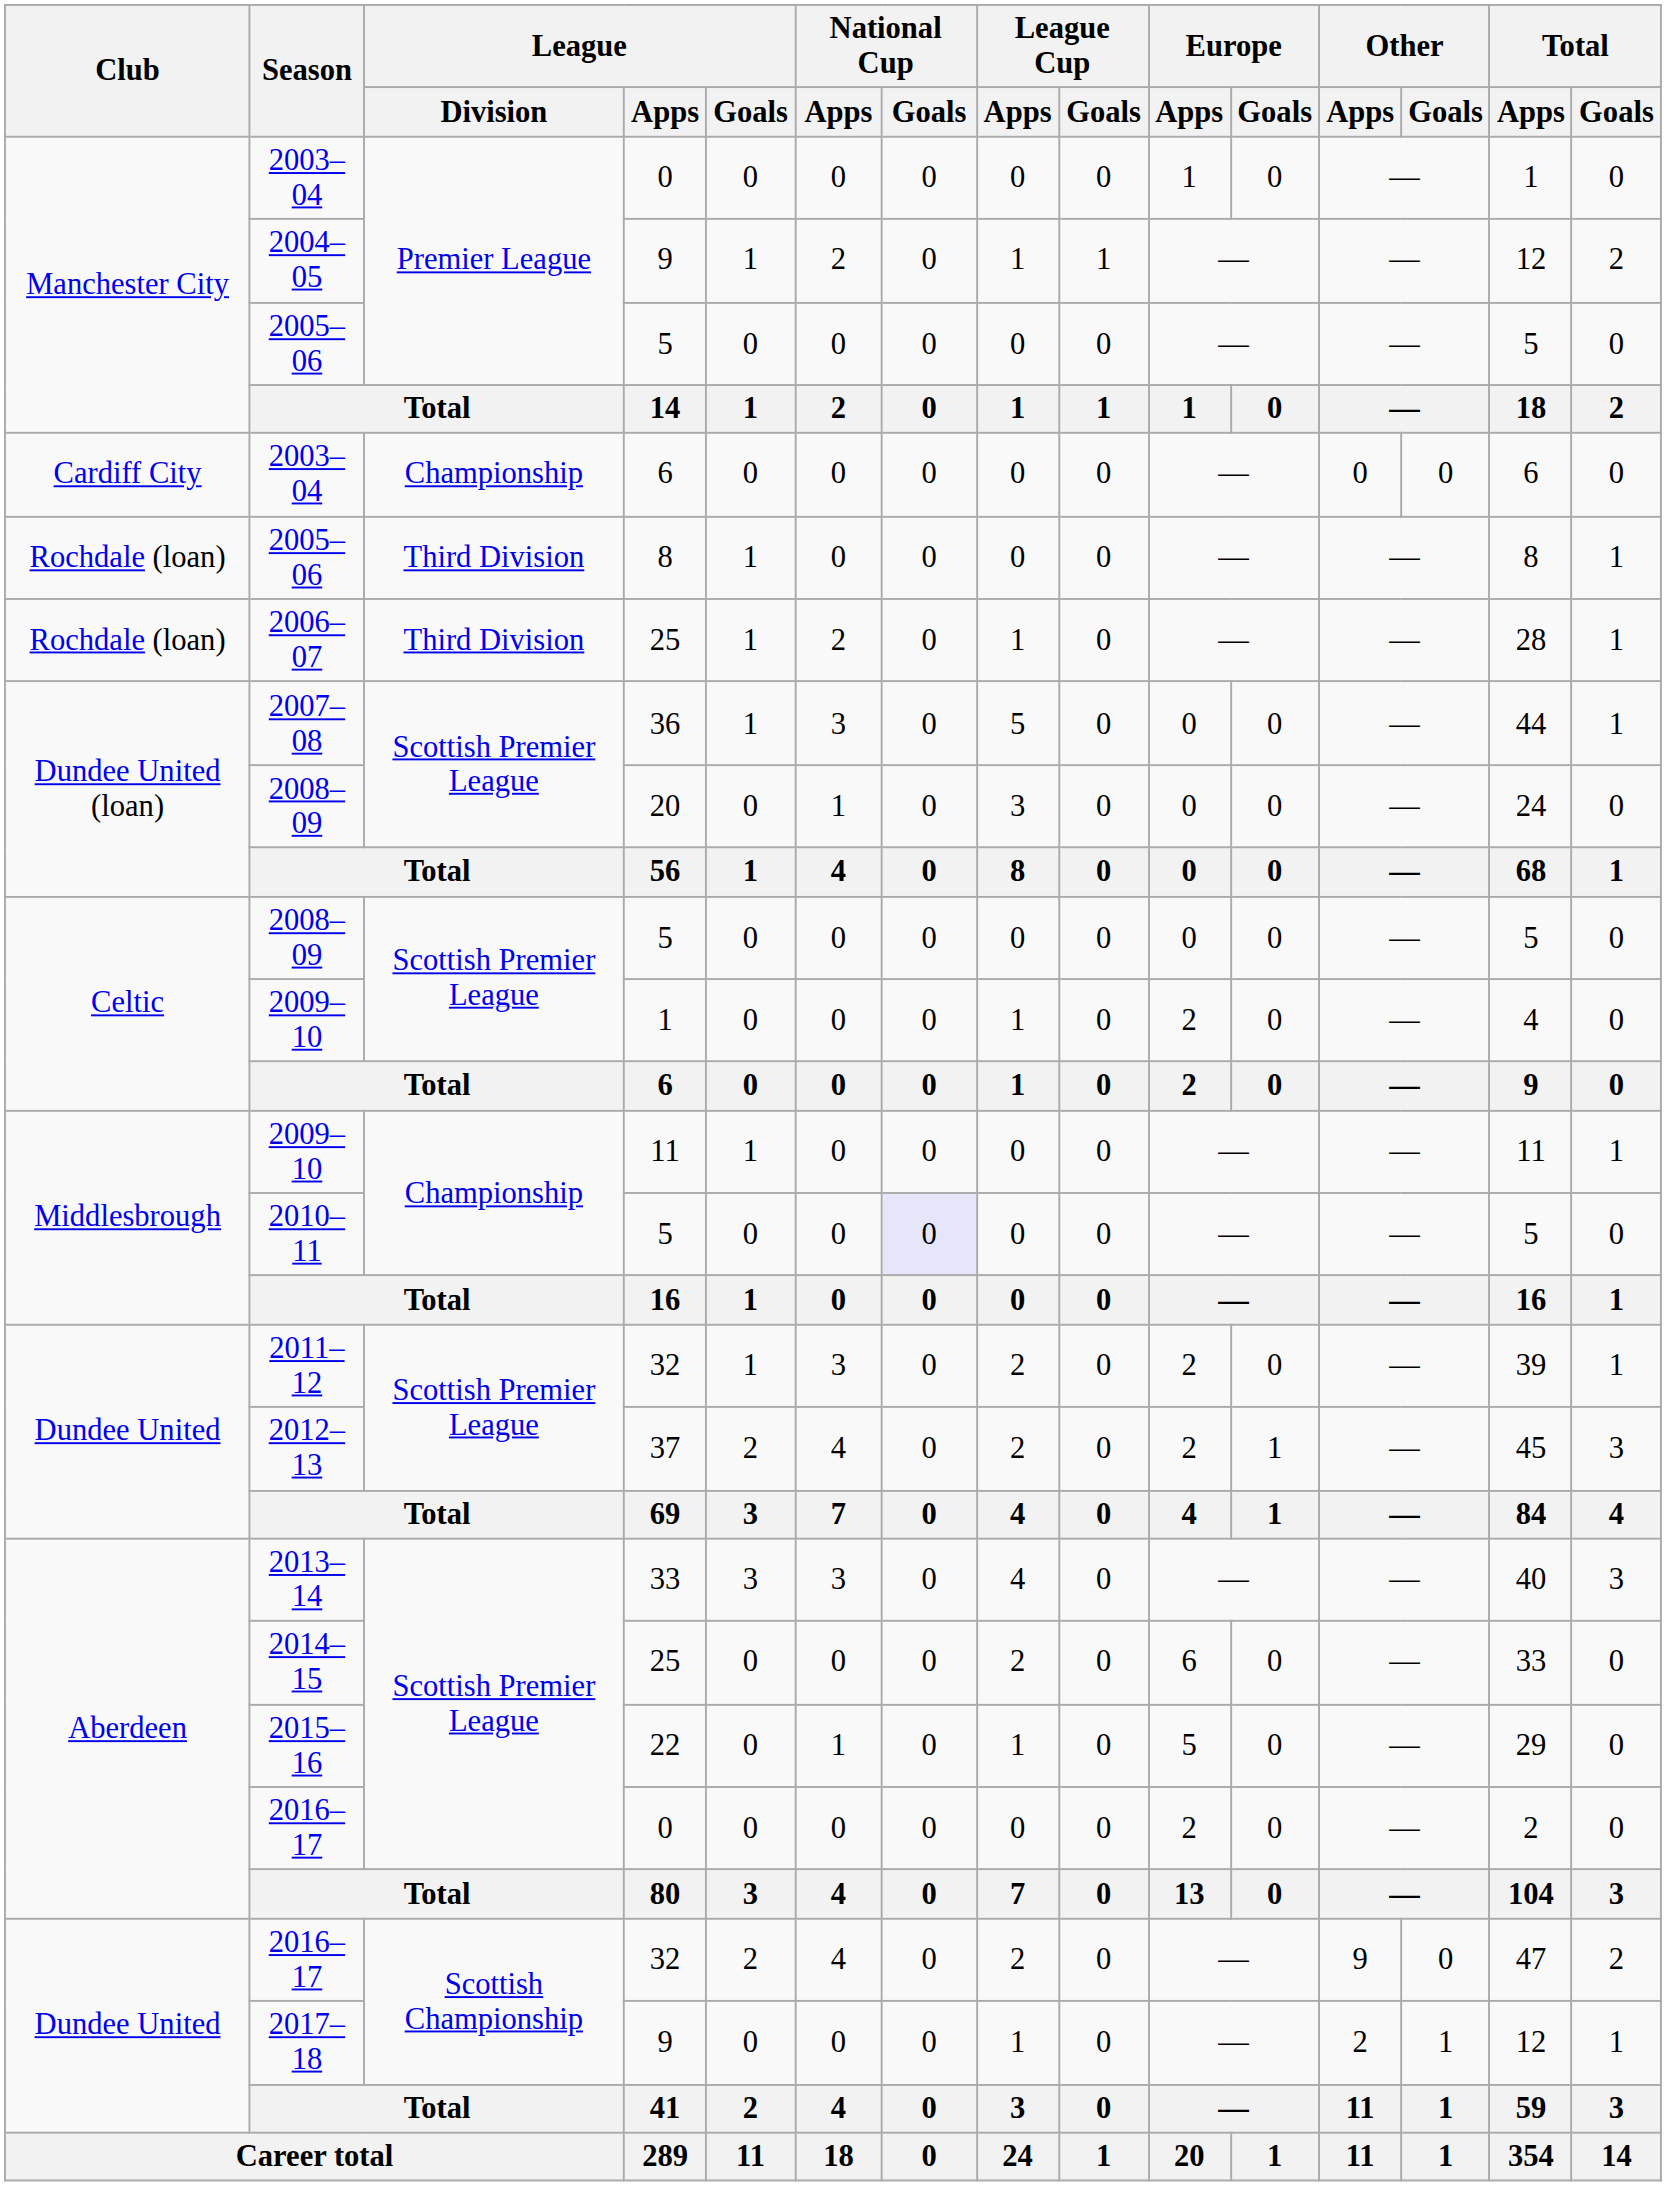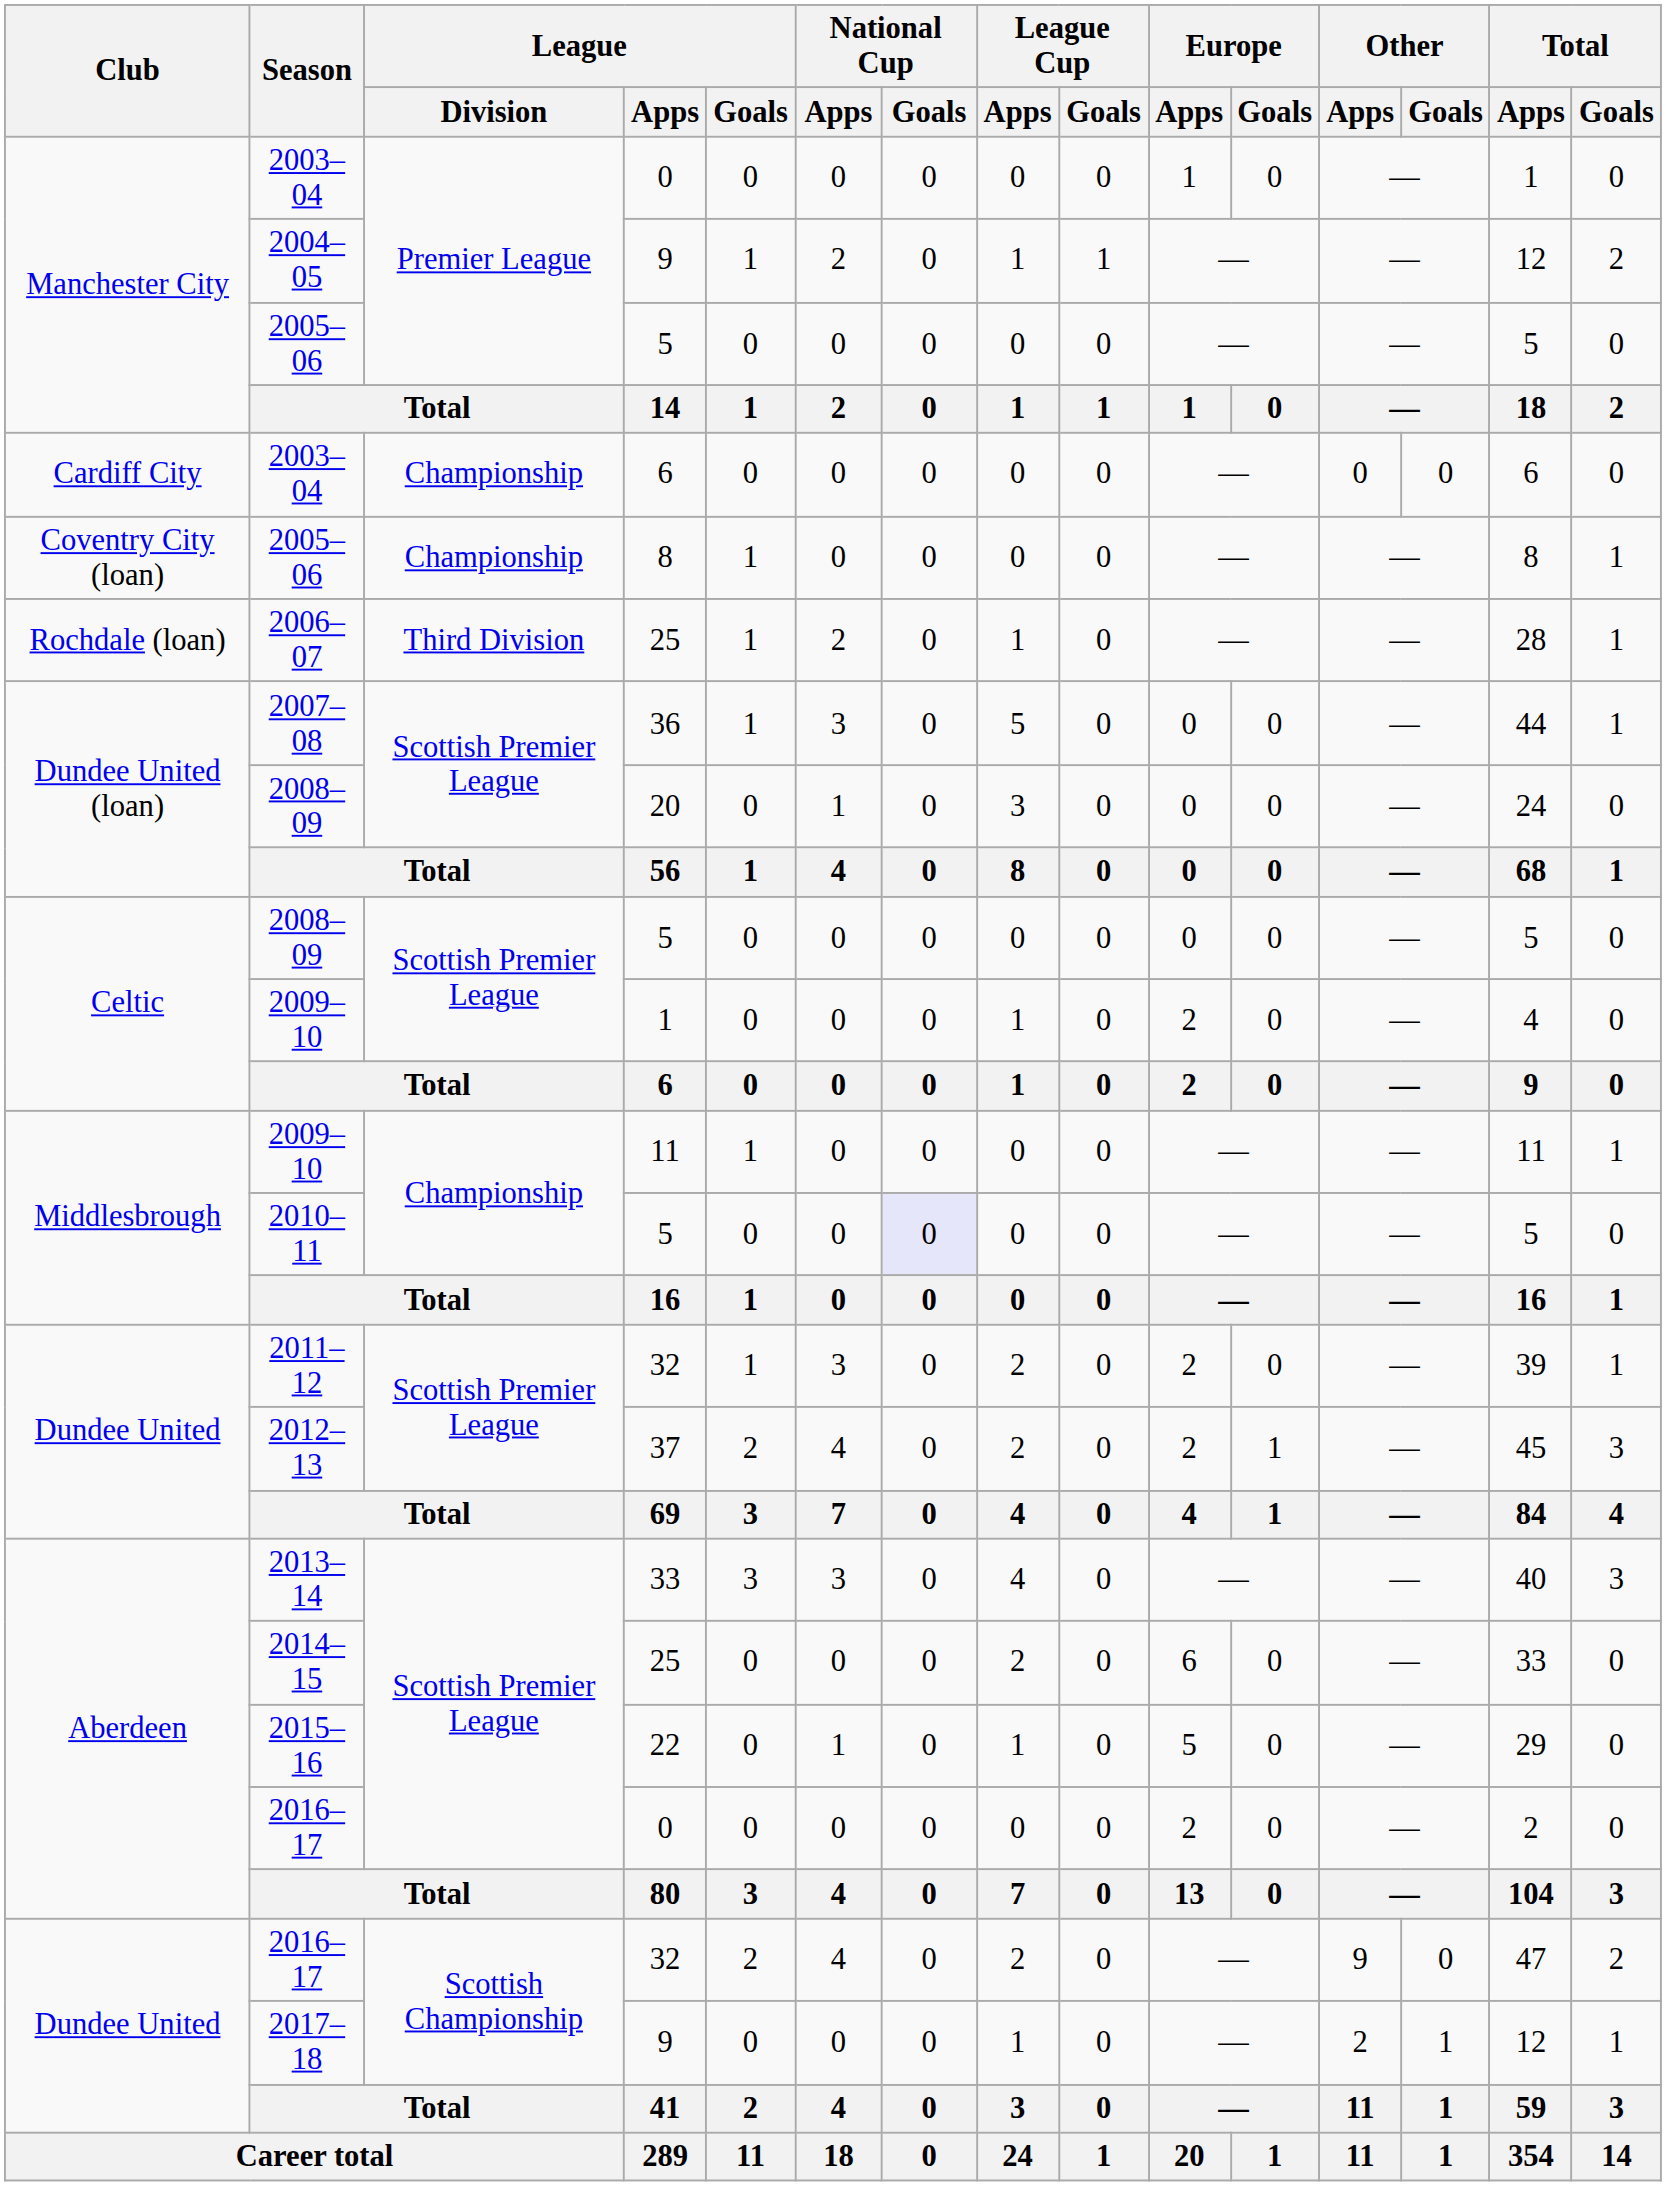(128, 557) Rochdale (loan) -> (128, 557) Coventry City (loan)
(494, 557) Third Division -> (494, 557) Championship
